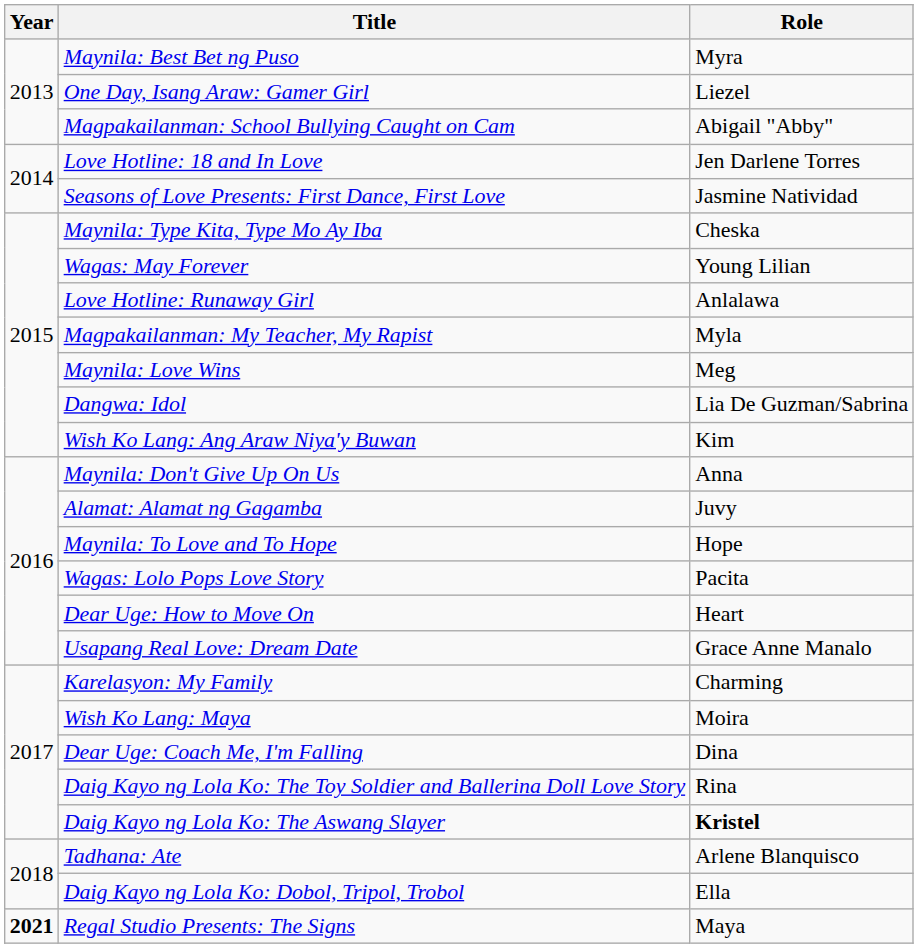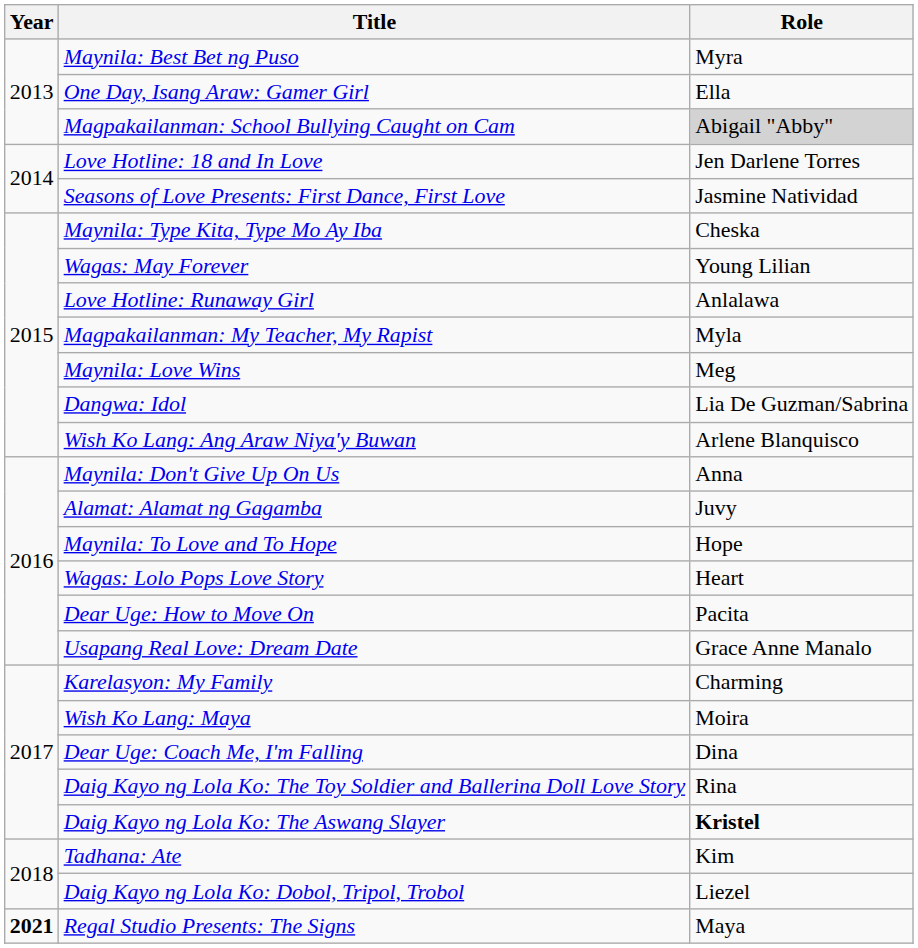(723, 91) Liezel -> (713, 91) Ella
(764, 126) no background -> (764, 126) lightgrey background
(715, 439) Kim -> (777, 439) Arlene Blanquisco
(722, 578) Pacita -> (720, 578) Heart
(720, 612) Heart -> (722, 612) Pacita
(777, 856) Arlene Blanquisco -> (715, 856) Kim
(713, 890) Ella -> (723, 890) Liezel
